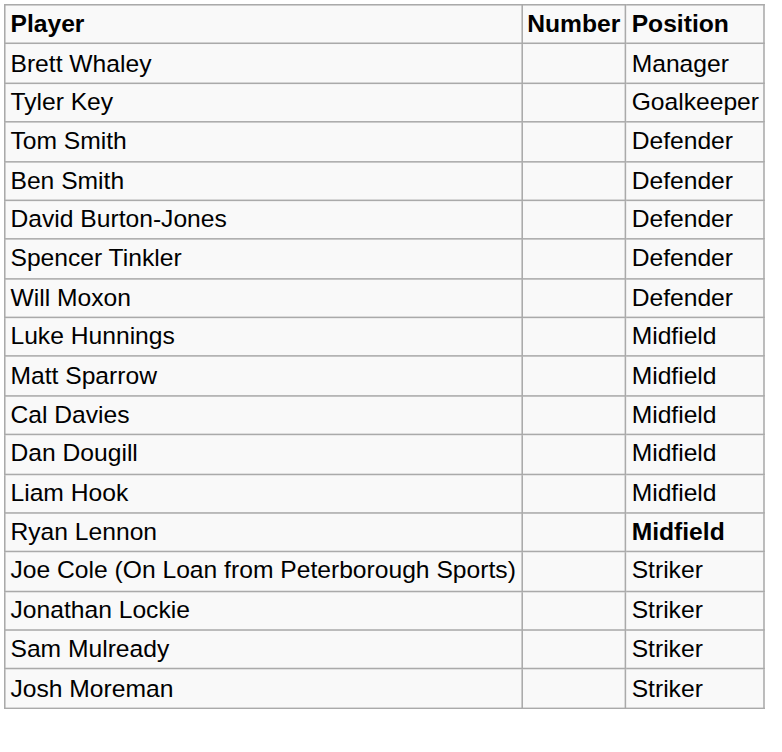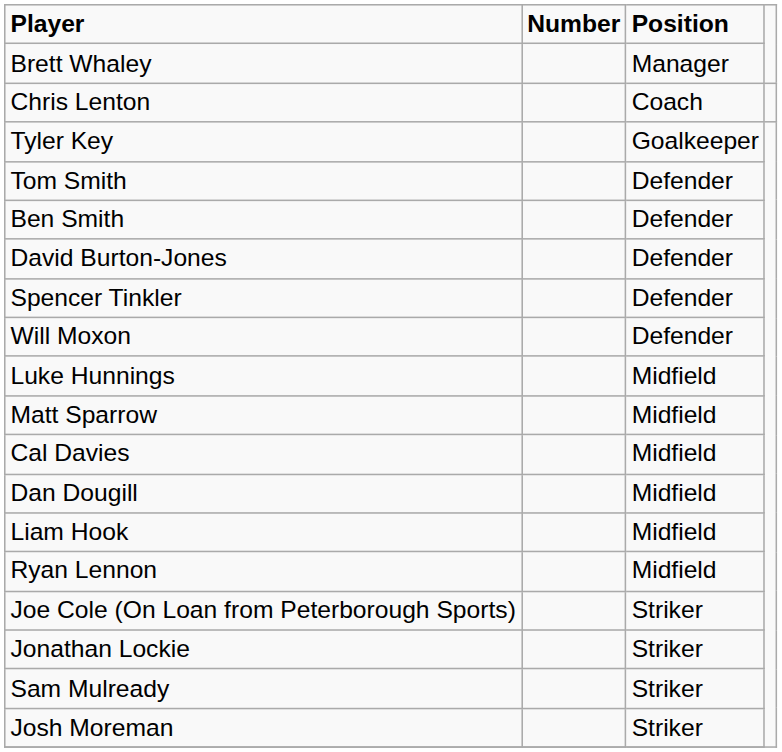+ row: (80, 102)
(678, 532) bold -> (674, 571) normal
